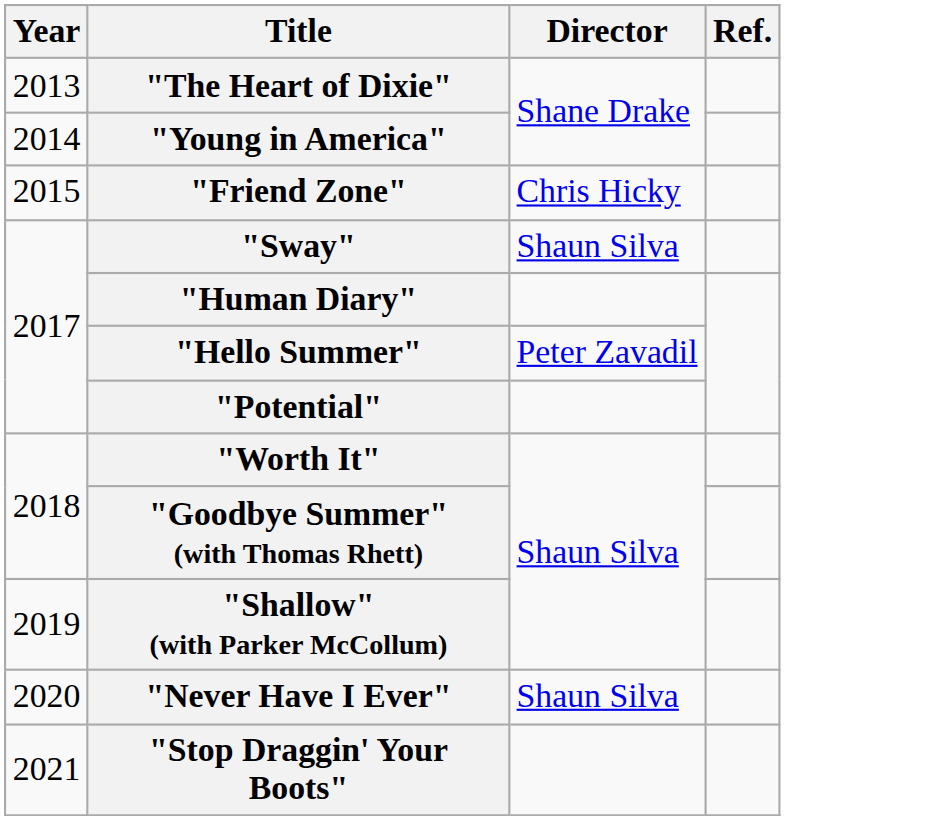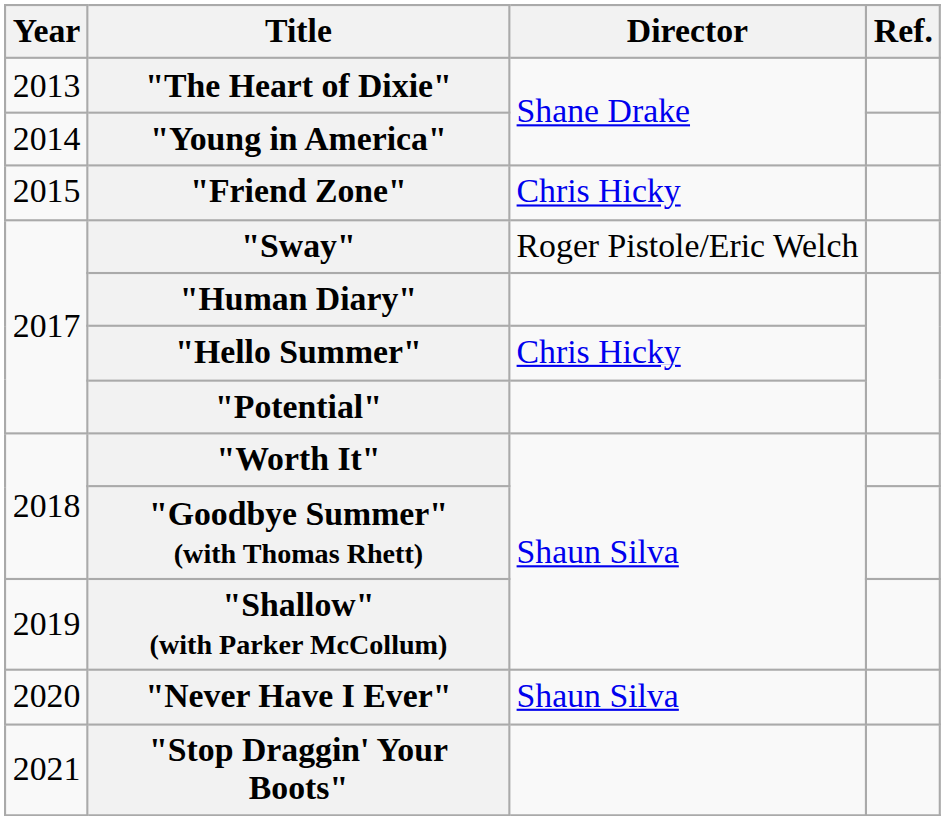(598, 245) Shaun Silva -> (687, 245) Roger Pistole/Eric Welch
(607, 352) Peter Zavadil -> (599, 352) Chris Hicky
